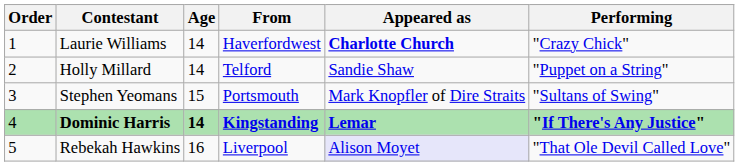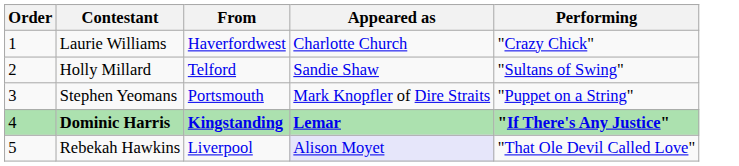- column: (202, 17)
(391, 43) bold -> (350, 43) normal
(601, 69) "Puppet on a String" -> (561, 69) "Sultans of Swing"
(596, 95) "Sultans of Swing" -> (566, 95) "Puppet on a String"
